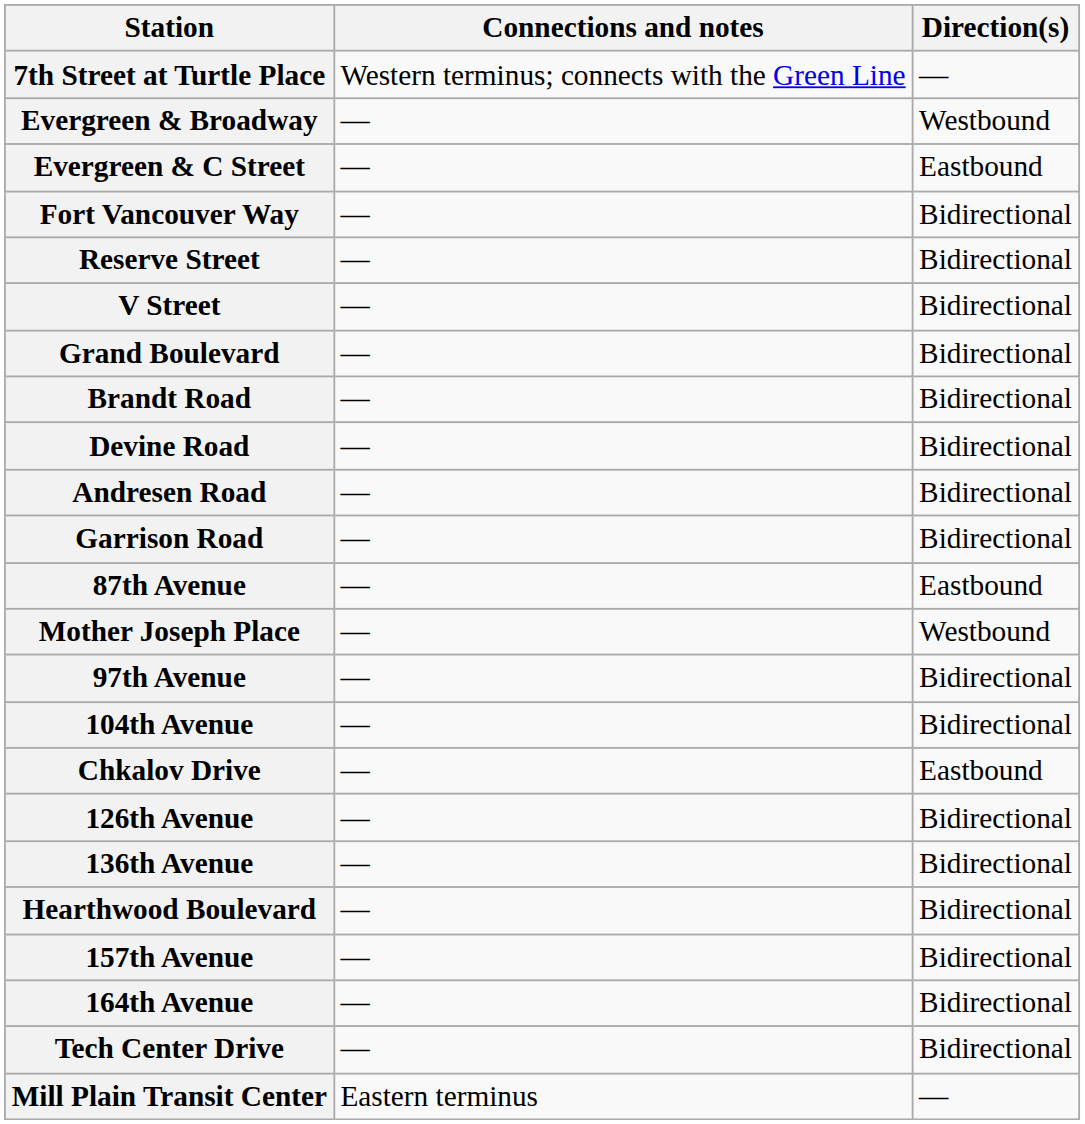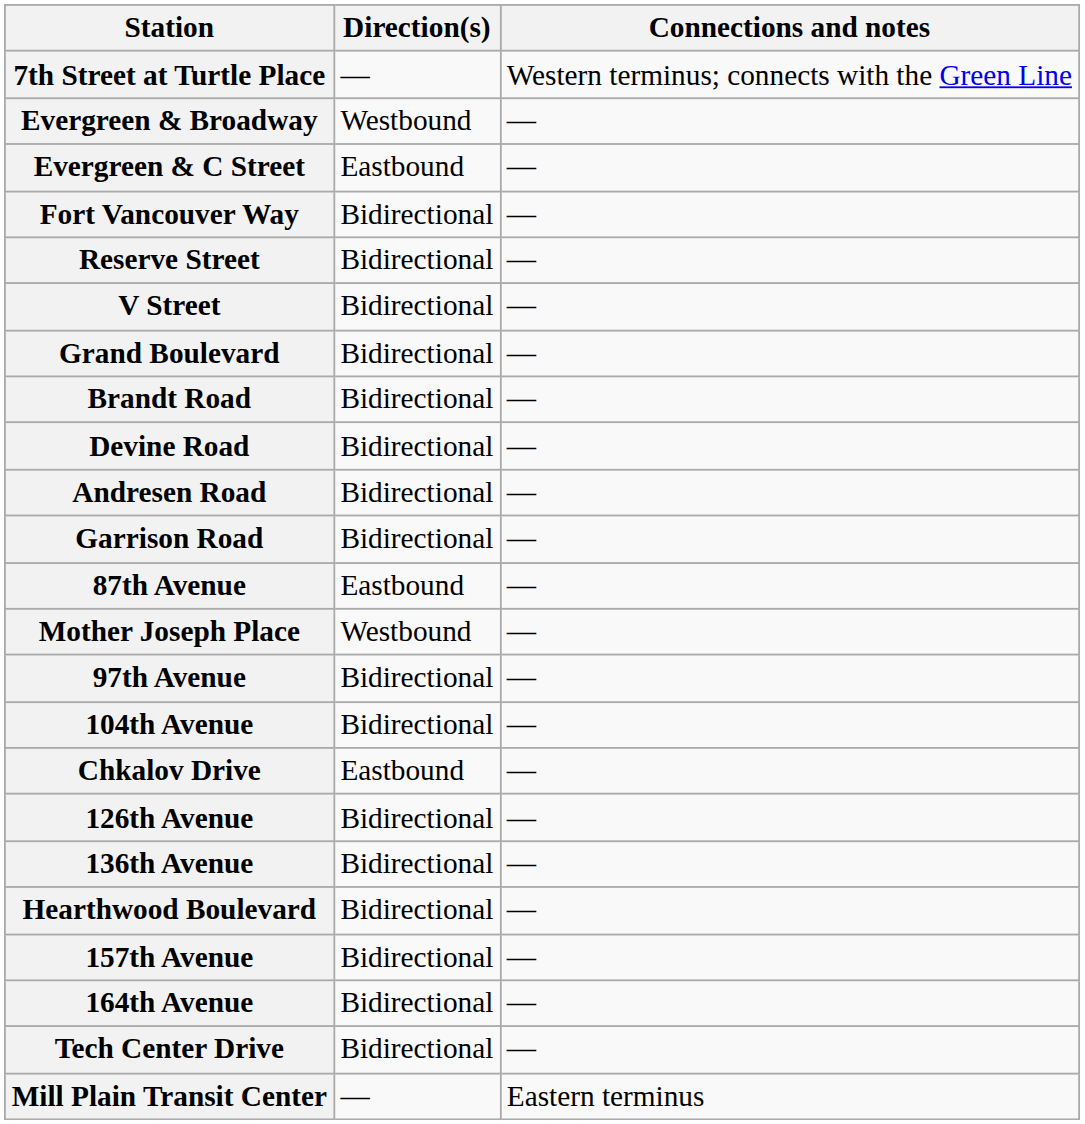columns swapped: (996, 27) <-> (623, 27)
